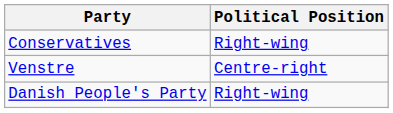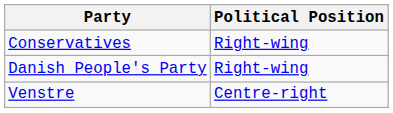rows swapped: (107, 94) <-> (41, 69)
